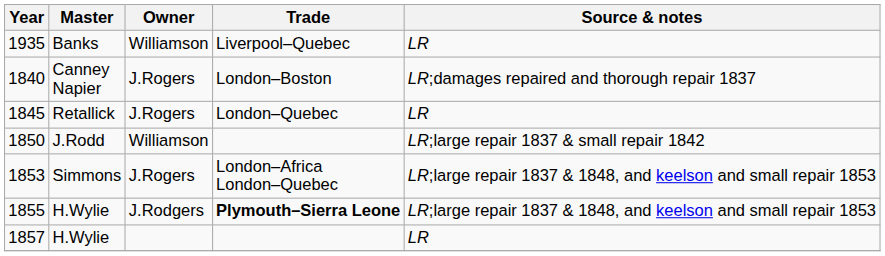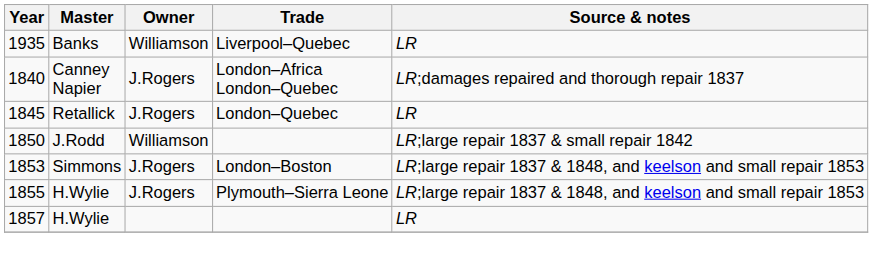(274, 79) London–Boston -> (277, 79) London–Africa London–Quebec
(277, 176) London–Africa London–Quebec -> (274, 166) London–Boston
(166, 211) J.Rodgers -> (162, 192) J.Rogers
(308, 211) bold -> (302, 192) normal
